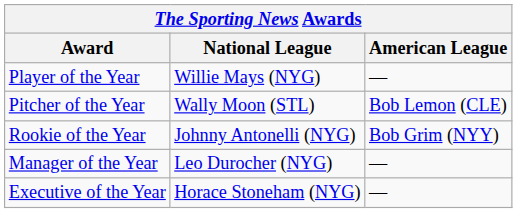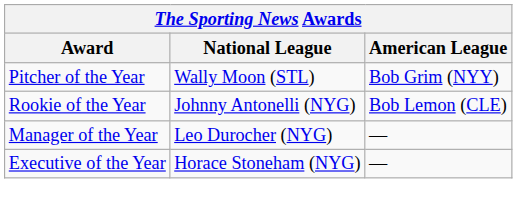- row: (74, 76)
(438, 105) Bob Lemon (CLE) -> (434, 76) Bob Grim (NYY)
(434, 134) Bob Grim (NYY) -> (438, 105) Bob Lemon (CLE)
